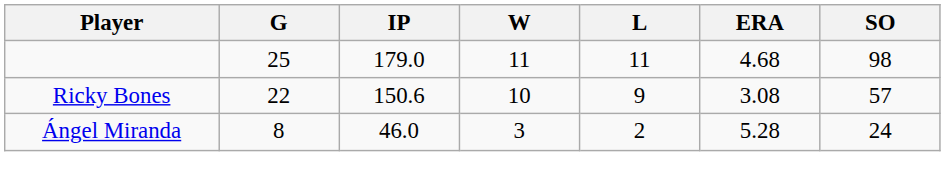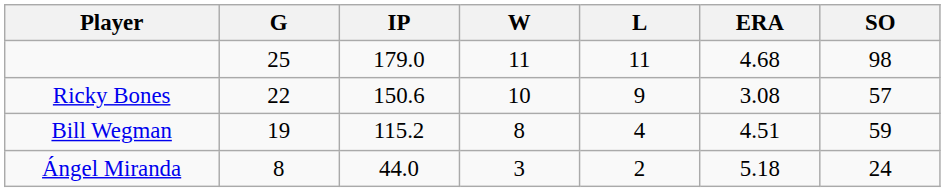+ row: (112, 131)
(399, 131) 46.0 -> (399, 167) 44.0
(760, 131) 5.28 -> (760, 167) 5.18
